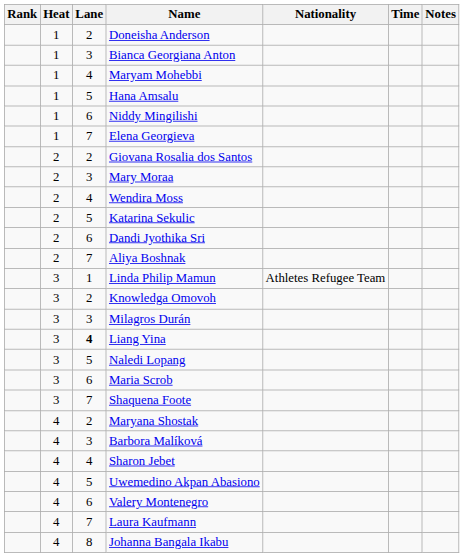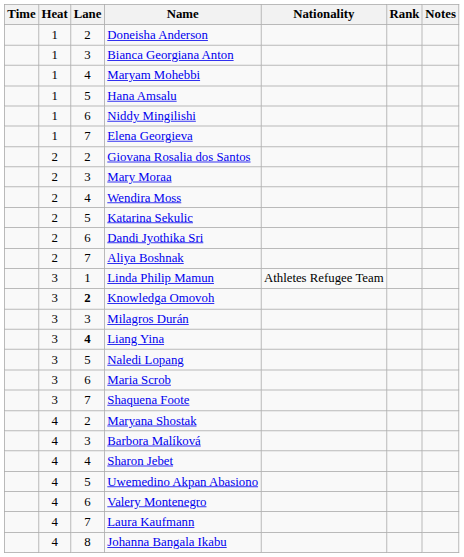columns swapped: (22, 14) <-> (405, 14)
(89, 298) normal -> (88, 298) bold
